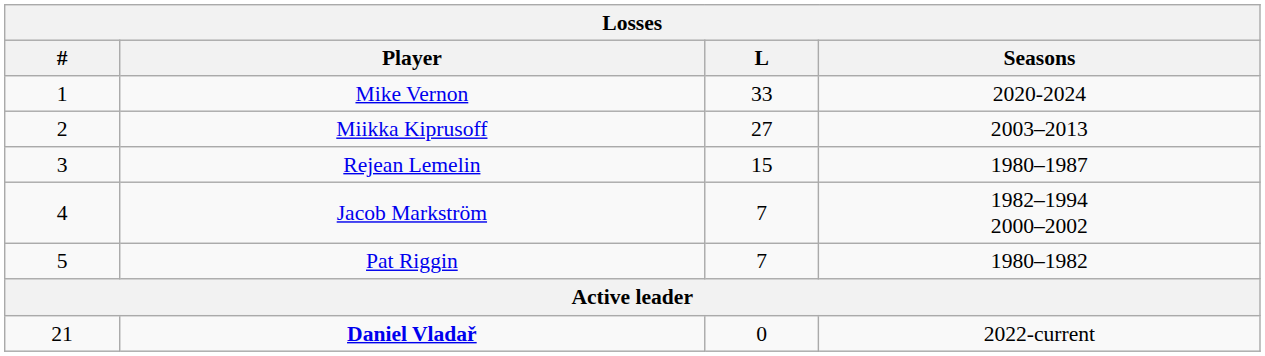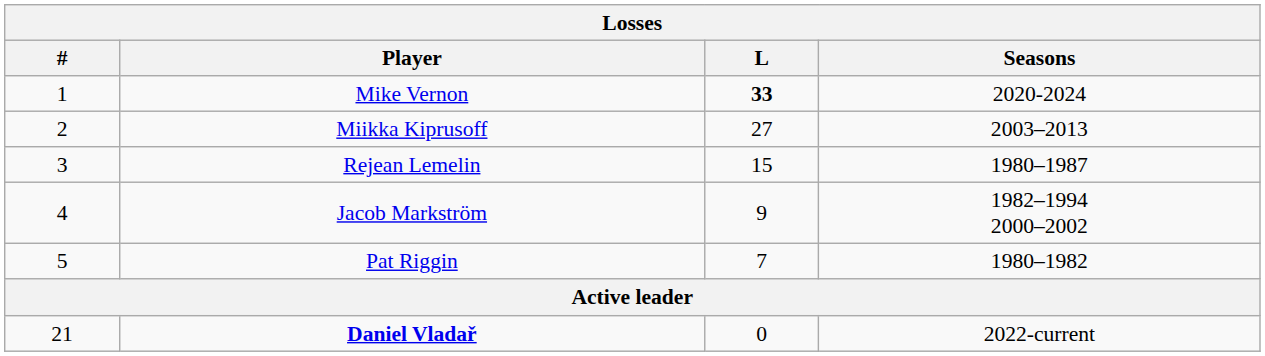(762, 93) normal -> (762, 93) bold
(762, 213) 7 -> (762, 213) 9
